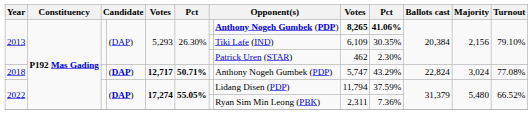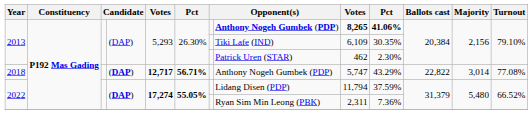(192, 72) 50.71% -> (192, 72) 56.71%
(437, 72) 22,824 -> (437, 72) 22,822
(479, 72) 3,024 -> (479, 72) 3,014
